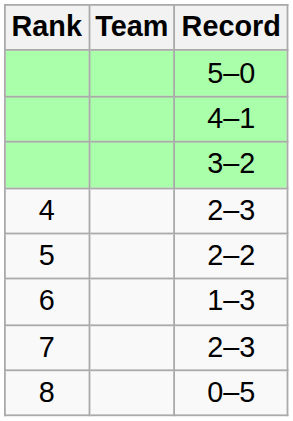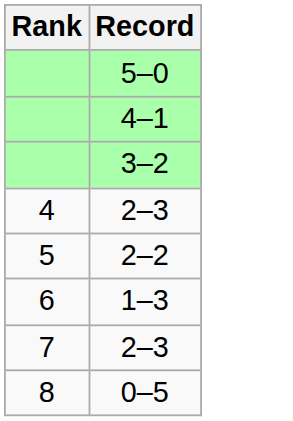- column: (132, 27)
